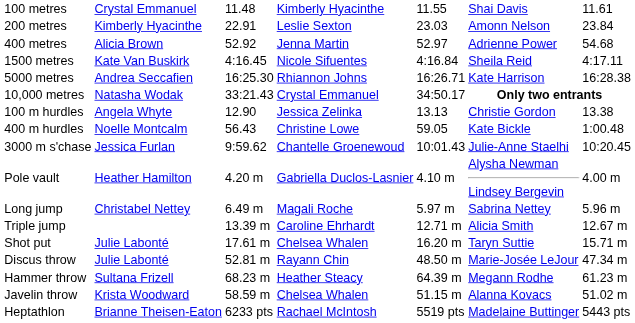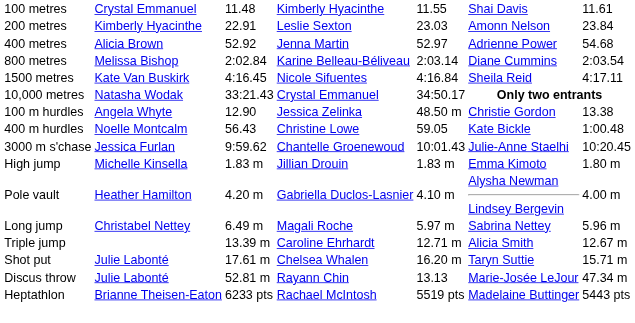+ row: (36, 60)
- row: (39, 78)
(432, 112) 13.13 -> (439, 112) 48.50 m
+ row: (32, 163)
(439, 260) 48.50 m -> (432, 277) 13.13
- row: (45, 277)
- row: (41, 294)
